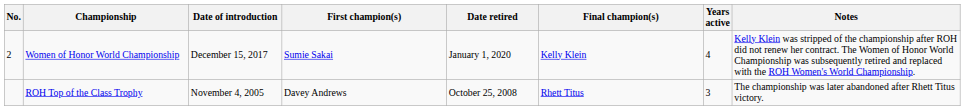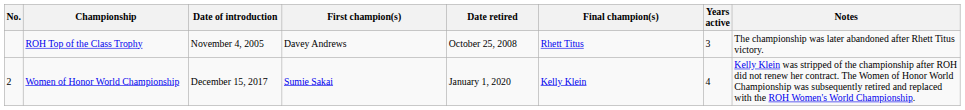rows swapped: (84, 92) <-> (102, 55)
